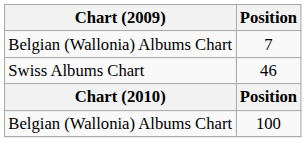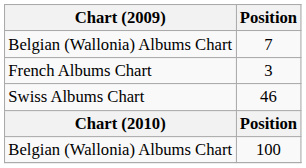+ row: (268, 70)
